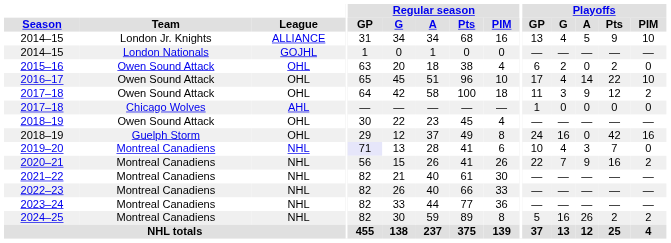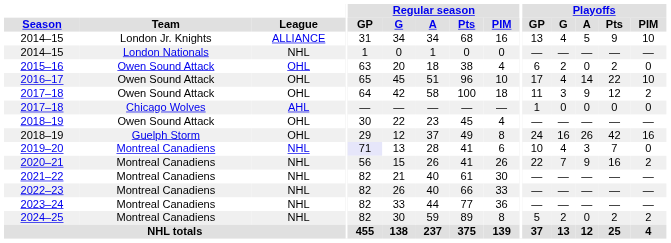(299, 52) GOJHL -> (299, 52) NHL
(587, 135) 0 -> (587, 135) 26
(563, 218) 16 -> (563, 218) 2
(587, 218) 26 -> (587, 218) 0
